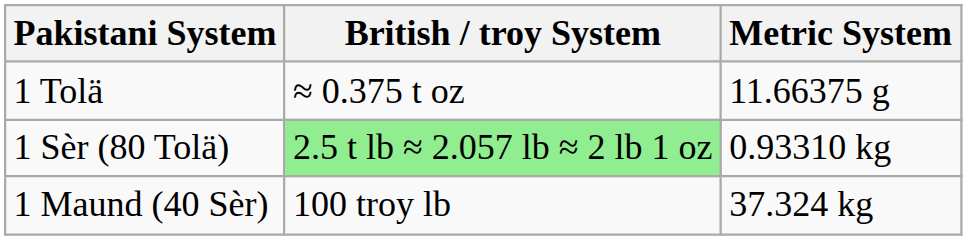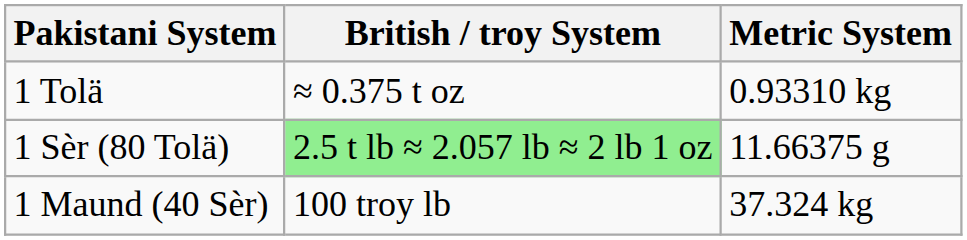(810, 90) 11.66375 g -> (810, 90) 0.93310 kg
(810, 147) 0.93310 kg -> (810, 147) 11.66375 g
